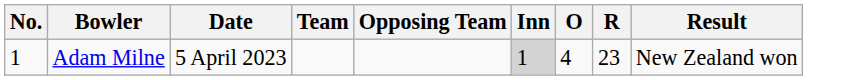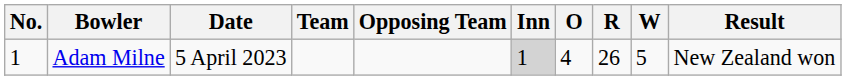+ column: (650, 22)
(609, 57) 23 -> (609, 57) 26
